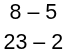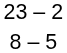rows swapped: (33, 12) <-> (33, 41)
